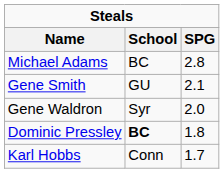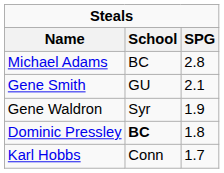(194, 109) 2.0 -> (194, 109) 1.9
